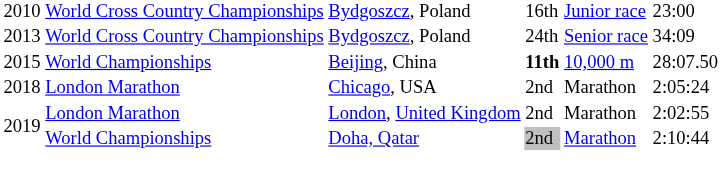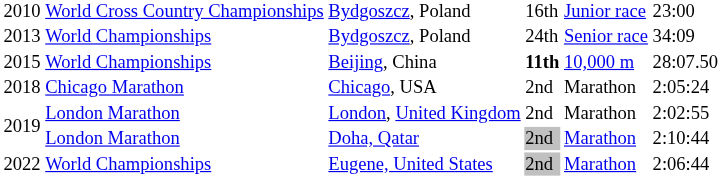(184, 36) World Cross Country Championships -> (128, 36) World Championships
(113, 87) London Marathon -> (115, 87) Chicago Marathon
(128, 138) World Championships -> (113, 138) London Marathon
+ row: (22, 163)
